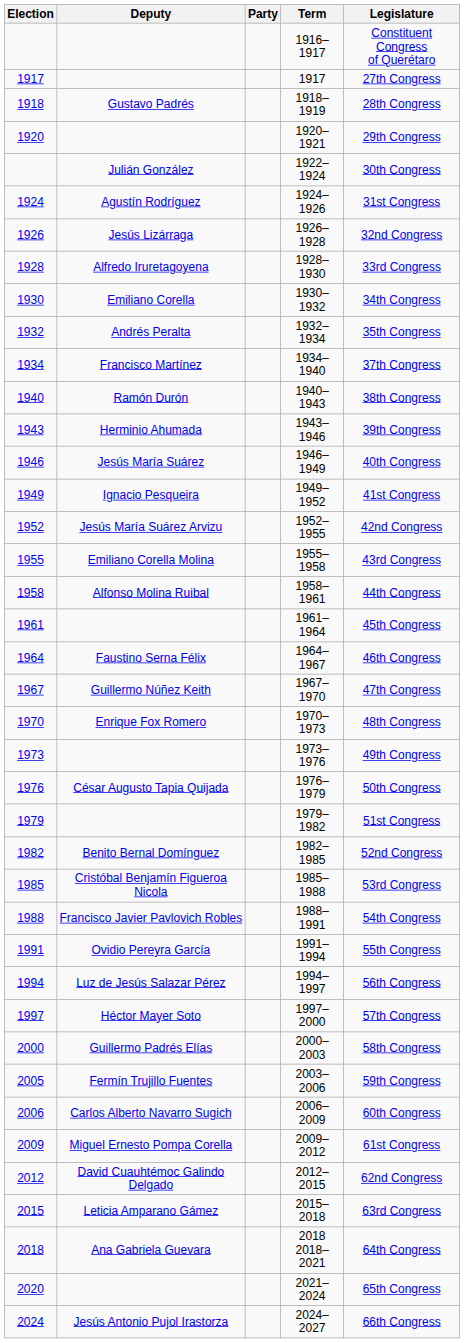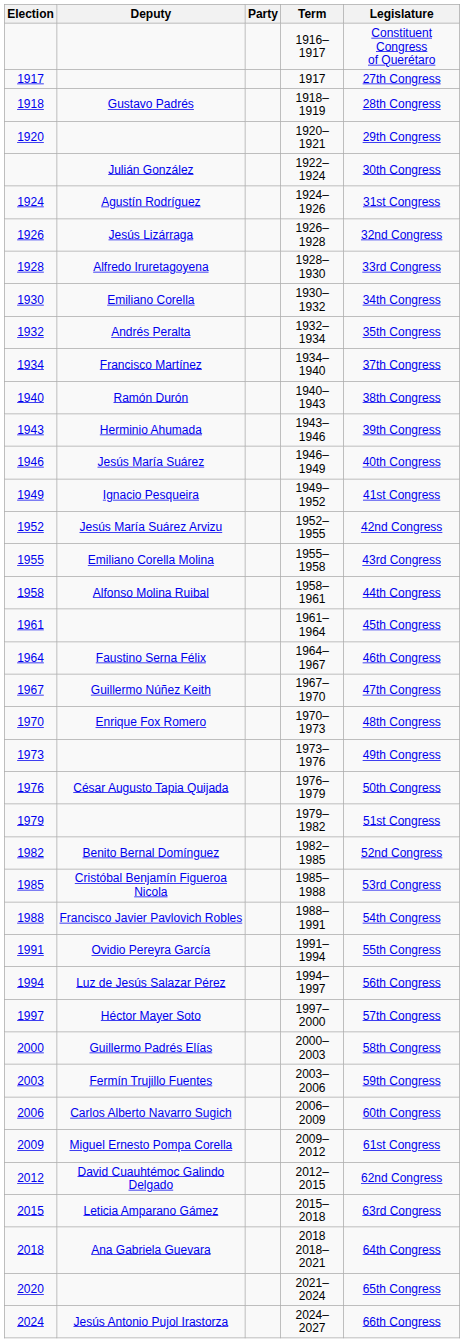(30, 1080) 2005 -> (30, 1080) 2003
